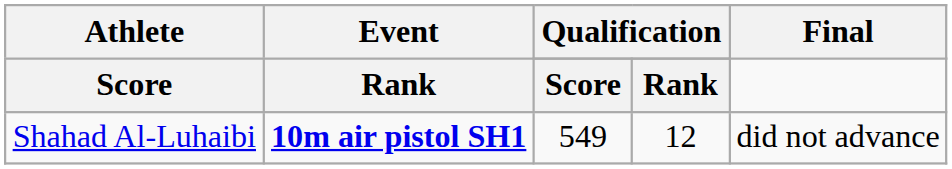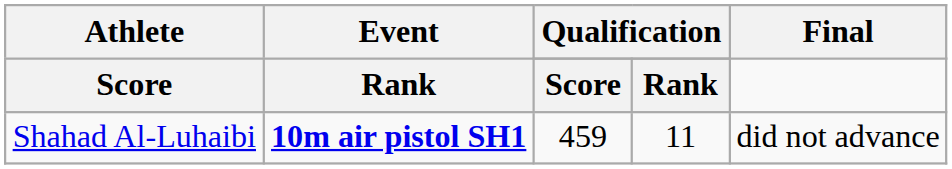(583, 137) 549 -> (583, 137) 459
(681, 137) 12 -> (681, 137) 11
